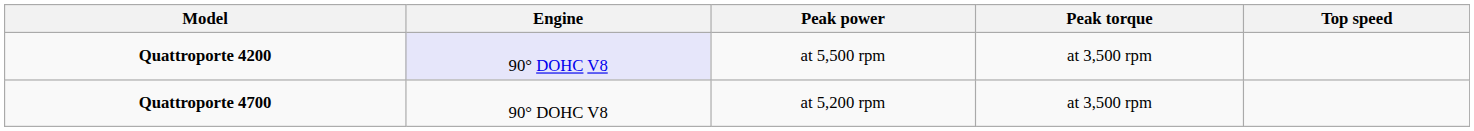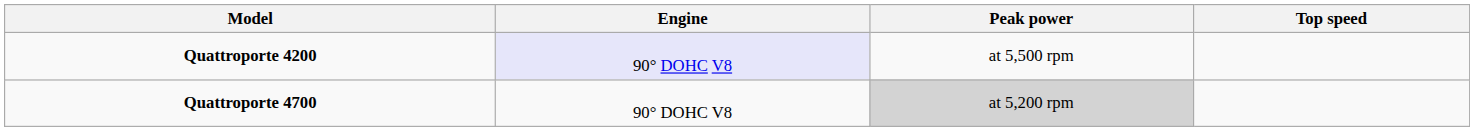- column: (1110, 18)
(843, 103) no background -> (1031, 103) lightgrey background
